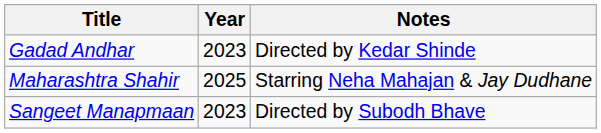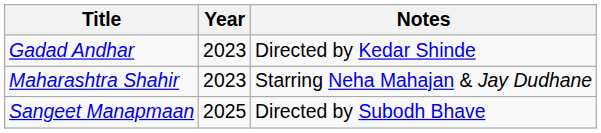(225, 81) 2025 -> (225, 81) 2023
(225, 111) 2023 -> (225, 111) 2025
